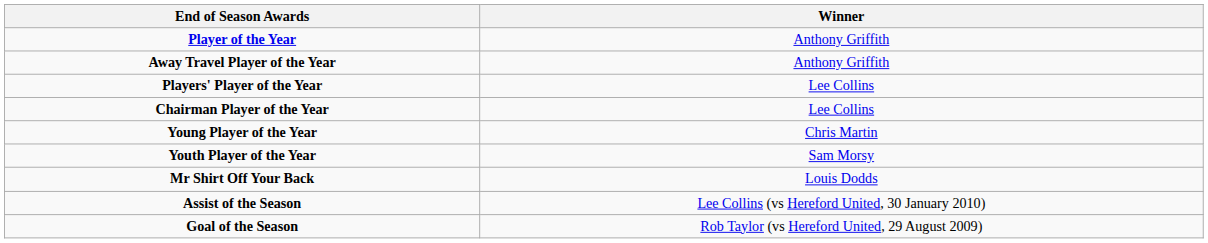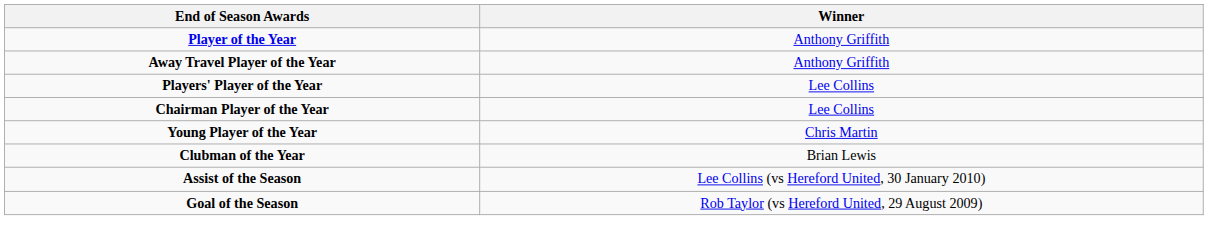- row: (242, 156)
- row: (242, 179)
+ row: (242, 156)
